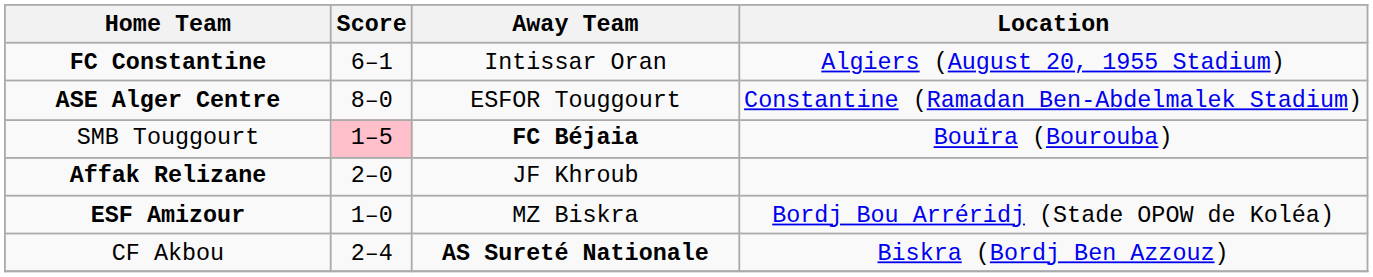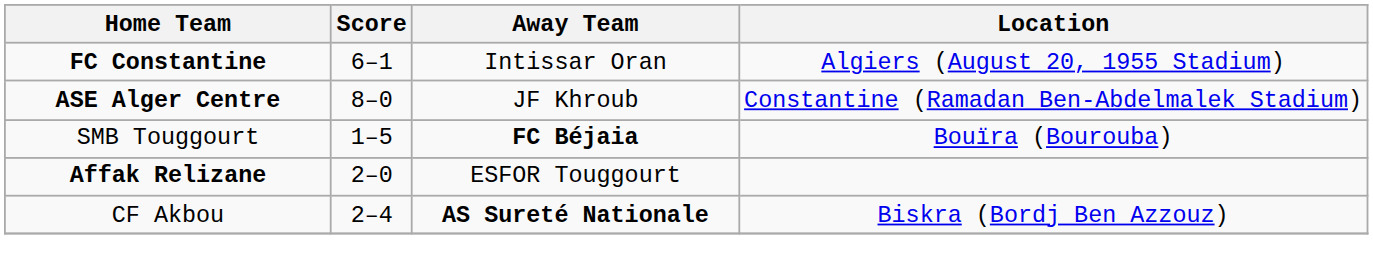(575, 100) ESFOR Touggourt -> (575, 100) JF Khroub
(372, 138) pink background -> (372, 138) no background
(575, 177) JF Khroub -> (575, 177) ESFOR Touggourt
- row: (168, 215)
